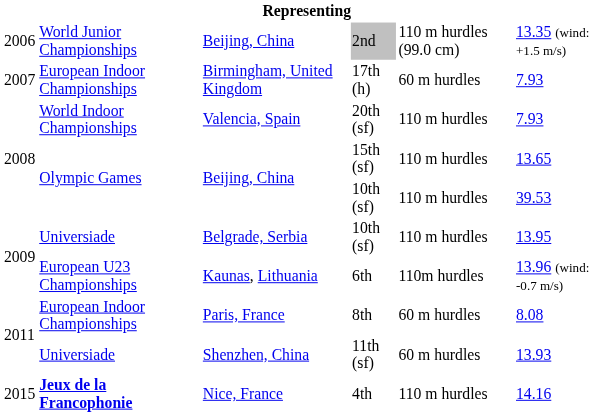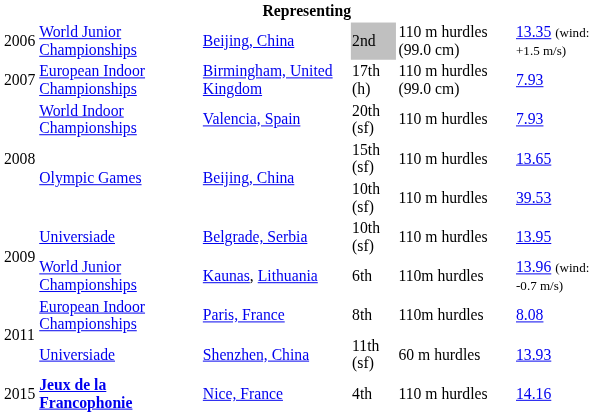(439, 80) 60 m hurdles -> (443, 80) 110 m hurdles (99.0 cm)
(88, 276) European U23 Championships -> (88, 276) World Junior Championships
(439, 315) 60 m hurdles -> (441, 315) 110m hurdles
